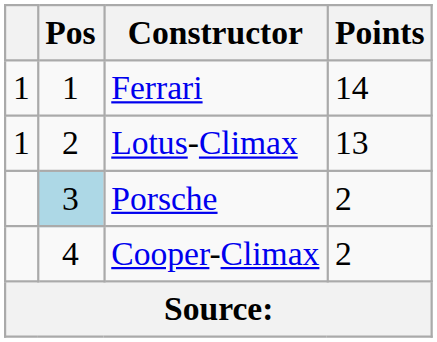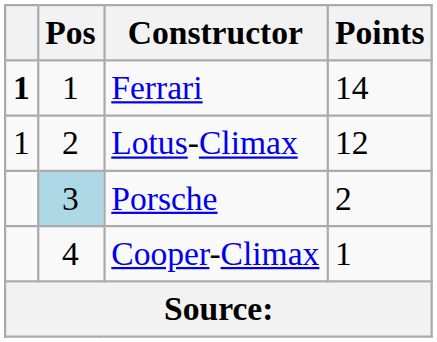(21, 87) normal -> (21, 87) bold
(352, 143) 13 -> (352, 143) 12
(343, 253) 2 -> (343, 253) 1
